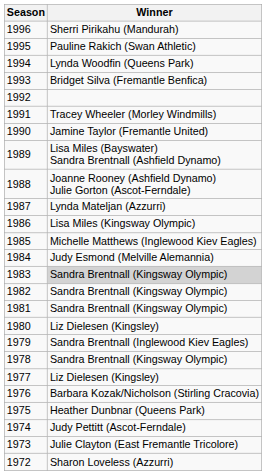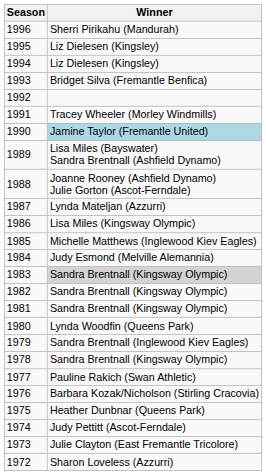(123, 47) Pauline Rakich (Swan Athletic) -> (104, 47) Liz Dielesen (Kingsley)
(122, 64) Lynda Woodfin (Queens Park) -> (104, 64) Liz Dielesen (Kingsley)
(129, 132) no background -> (129, 132) lightblue background
(104, 326) Liz Dielesen (Kingsley) -> (122, 326) Lynda Woodfin (Queens Park)
(104, 377) Liz Dielesen (Kingsley) -> (123, 377) Pauline Rakich (Swan Athletic)
